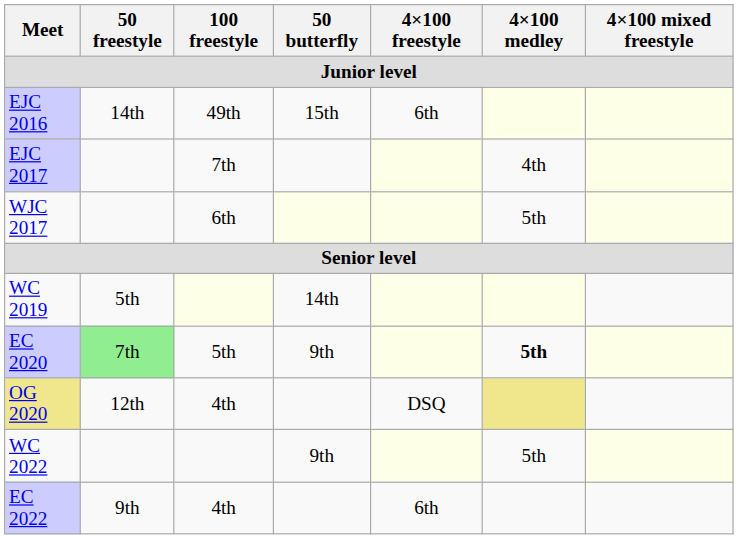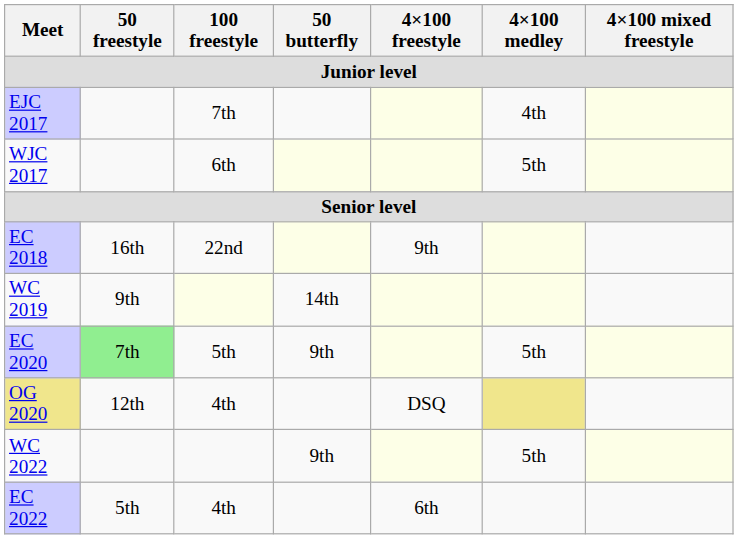- row: (28, 113)
+ row: (28, 247)
(127, 299) 5th -> (127, 299) 9th
(534, 351) bold -> (534, 351) normal
(127, 507) 9th -> (127, 507) 5th
